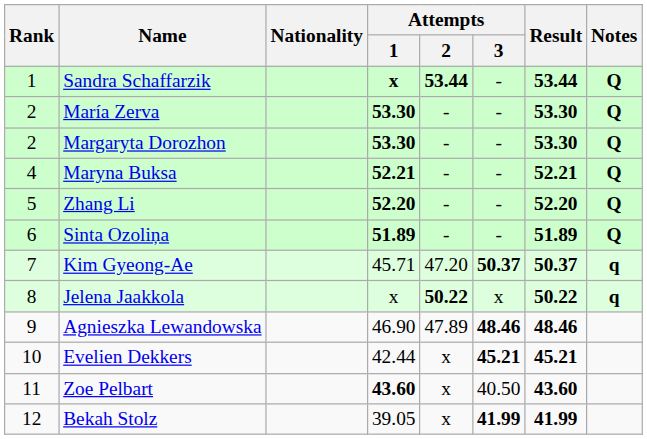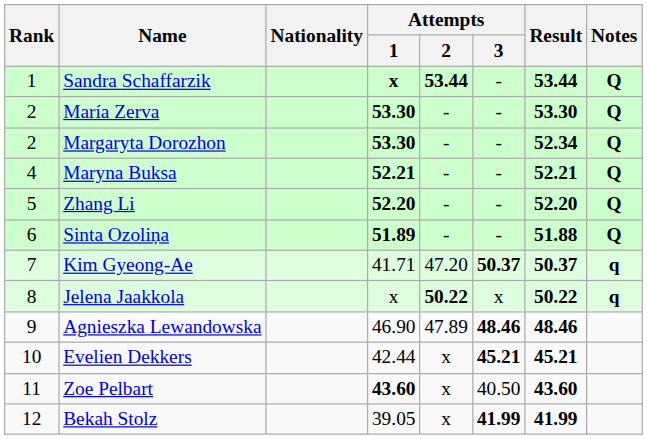(556, 142) 53.30 -> (556, 142) 52.34
(556, 234) 51.89 -> (556, 234) 51.88
(394, 265) 45.71 -> (394, 265) 41.71
